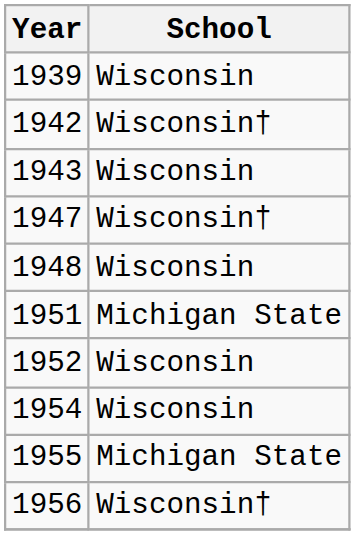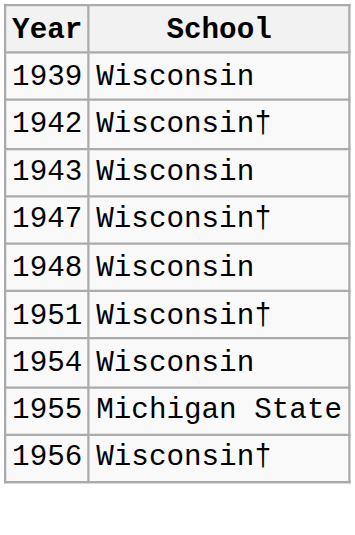(219, 315) Michigan State -> (184, 315) Wisconsin†
- row: (47, 363)
